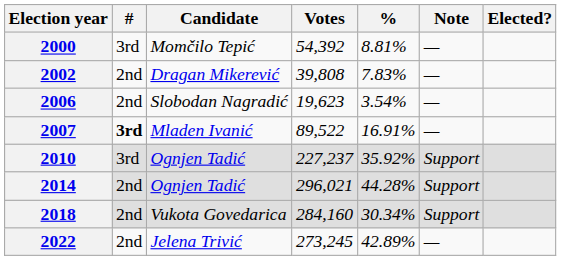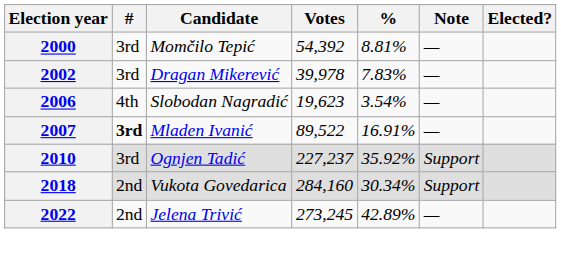(129, 74) 2nd -> (128, 74) 3rd
(320, 74) 39,808 -> (320, 74) 39,978
(129, 102) 2nd -> (127, 102) 4th
- row: (58, 185)
